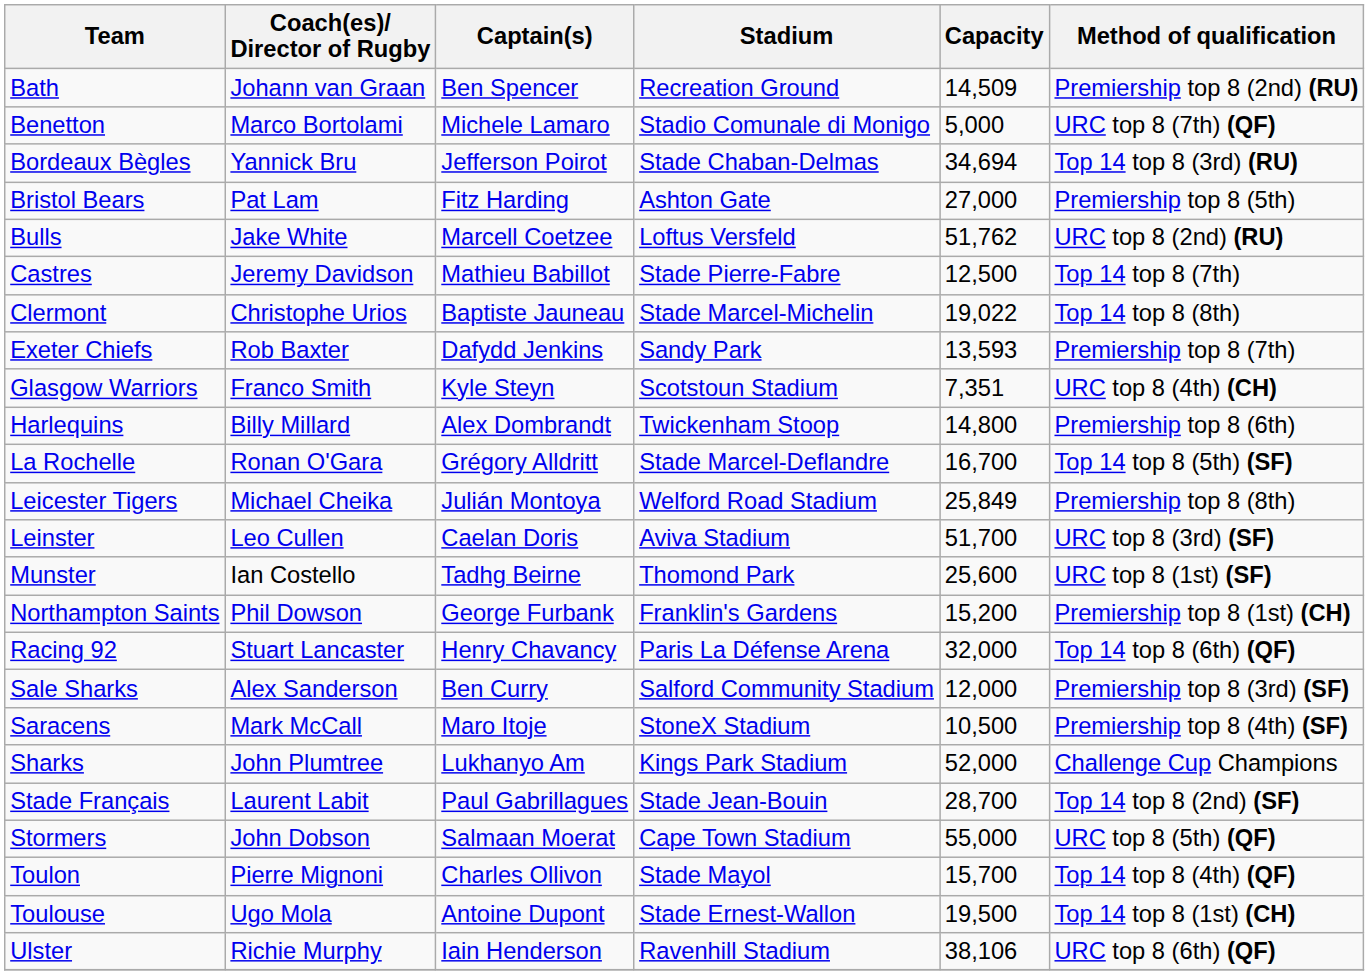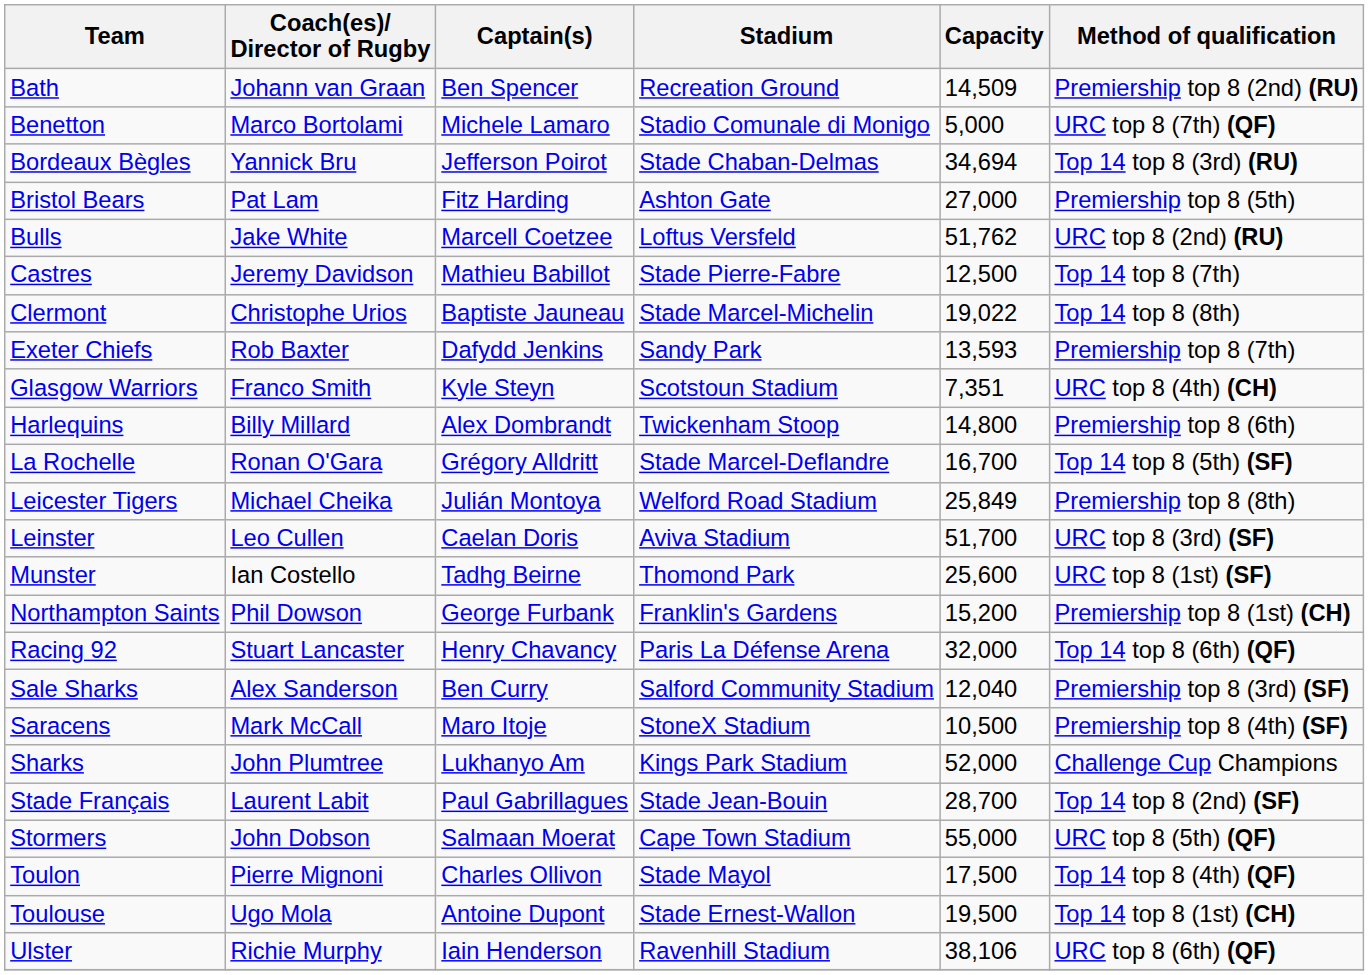(981, 688) 12,000 -> (981, 688) 12,040
(981, 876) 15,700 -> (981, 876) 17,500
